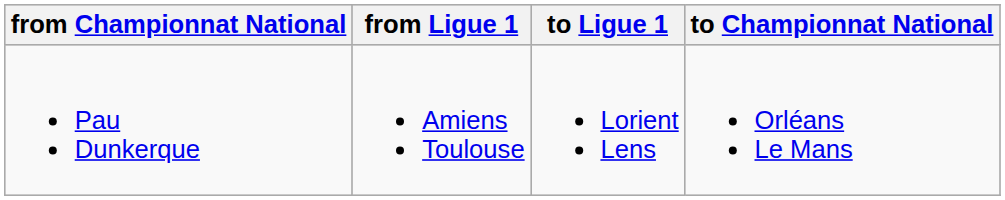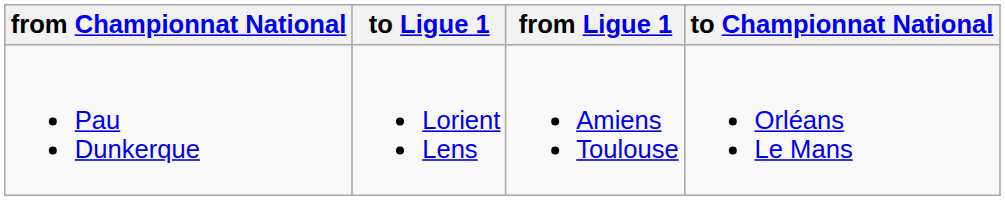columns swapped: (608, 24) <-> (441, 24)
